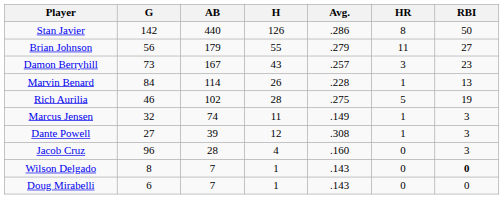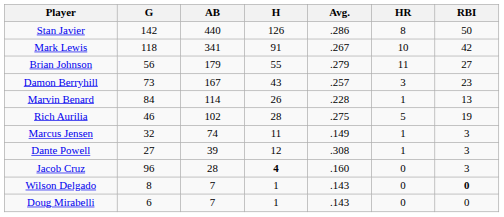+ row: (61, 47)
(276, 151) normal -> (276, 168) bold
